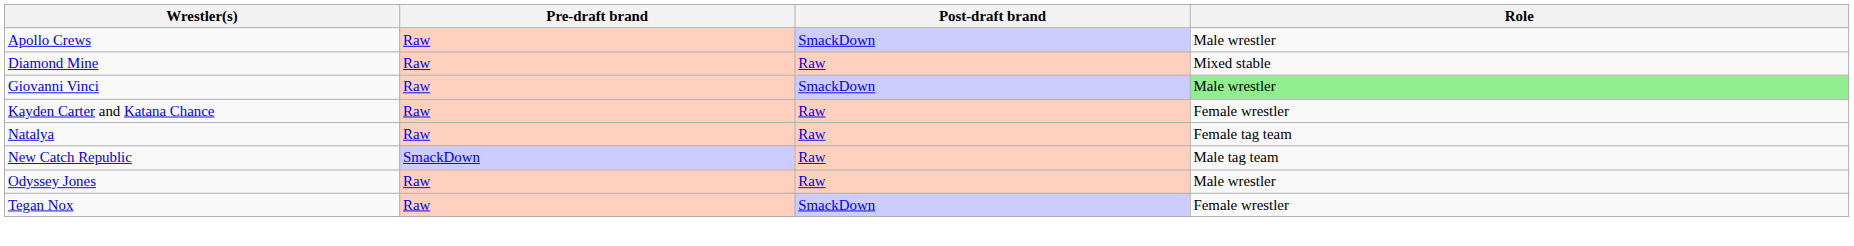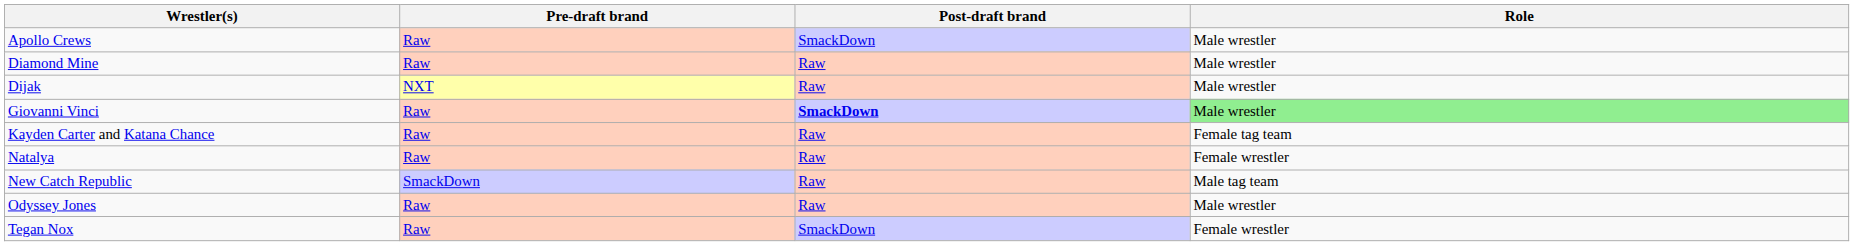(1232, 63) Mixed stable -> (1235, 63) Male wrestler
+ row: (24, 87)
(837, 87) normal -> (838, 110) bold
(1241, 110) Female wrestler -> (1243, 134) Female tag team
(1243, 134) Female tag team -> (1241, 157) Female wrestler
